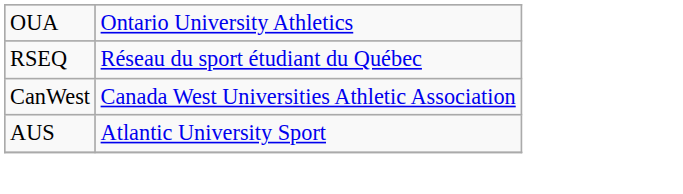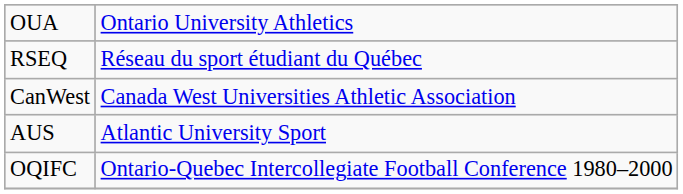+ row: (44, 169)
